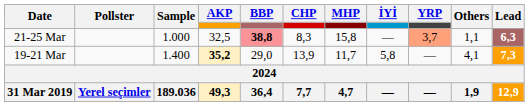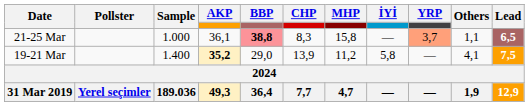(220, 37) 32,5 -> (220, 37) 36,1
(508, 37) 6,3 -> (508, 37) 6,5
(346, 55) 11,7 -> (346, 55) 11,2
(508, 55) 7,3 -> (508, 55) 7,5
